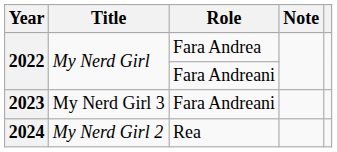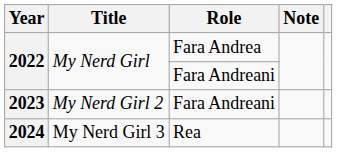(109, 103) My Nerd Girl 3 -> (108, 103) My Nerd Girl 2
(108, 132) My Nerd Girl 2 -> (109, 132) My Nerd Girl 3
